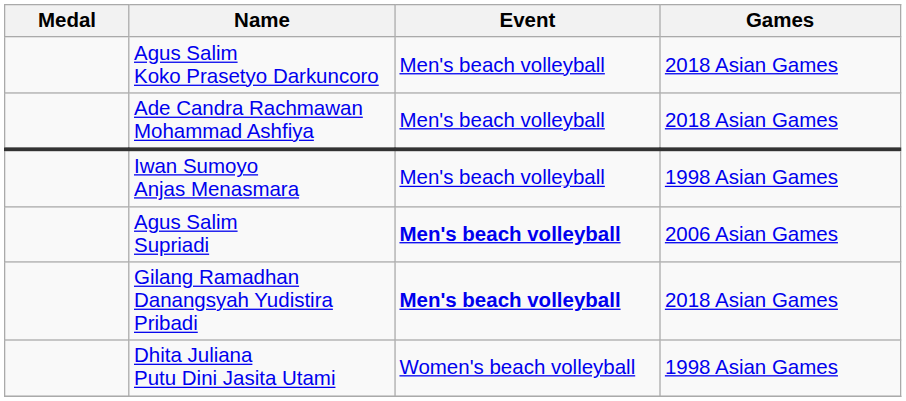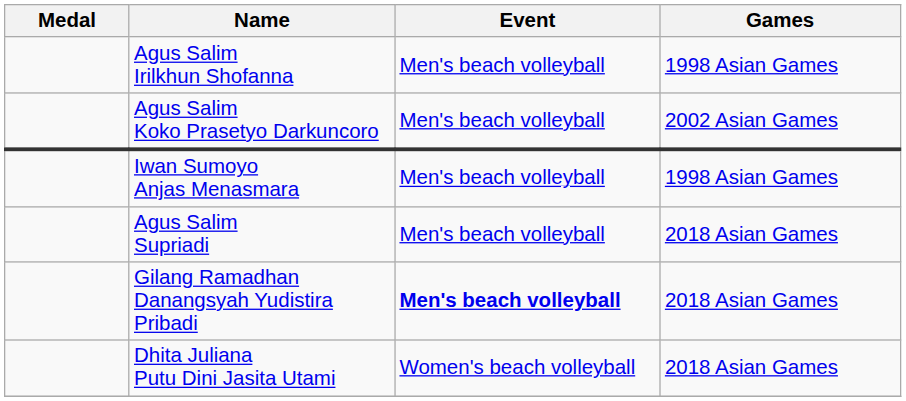+ row: (214, 64)
(751, 64) 2018 Asian Games -> (751, 120) 2002 Asian Games
- row: (248, 120)
(510, 233) bold -> (502, 233) normal
(751, 233) 2006 Asian Games -> (751, 233) 2018 Asian Games
(751, 367) 1998 Asian Games -> (751, 367) 2018 Asian Games
